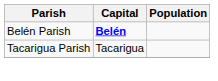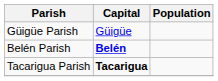+ row: (42, 31)
(120, 48) normal -> (122, 66) bold
